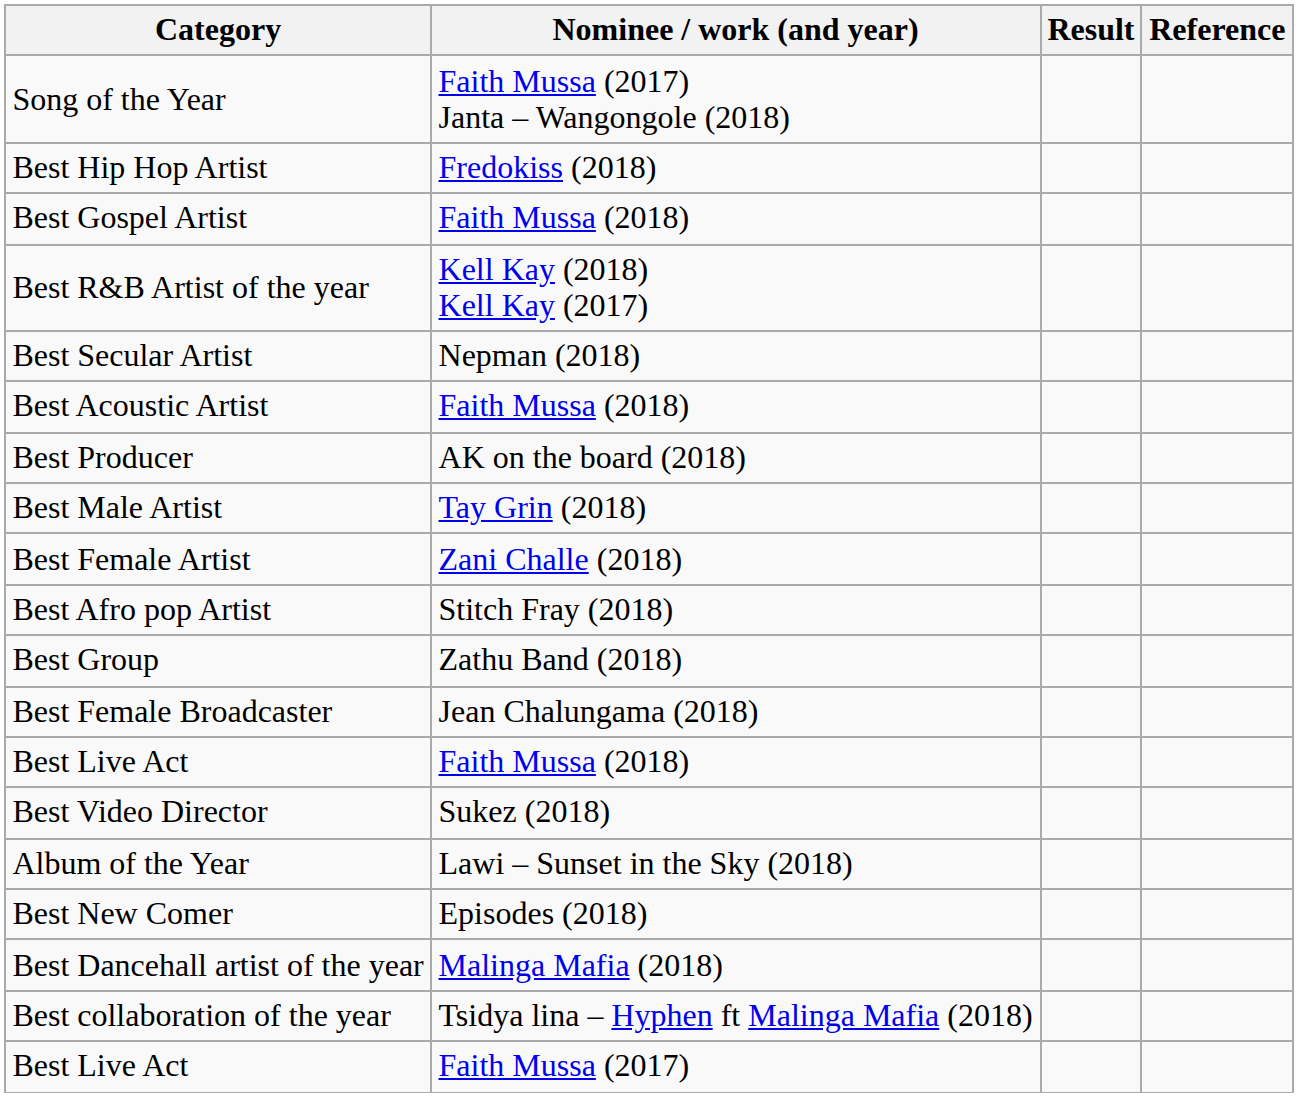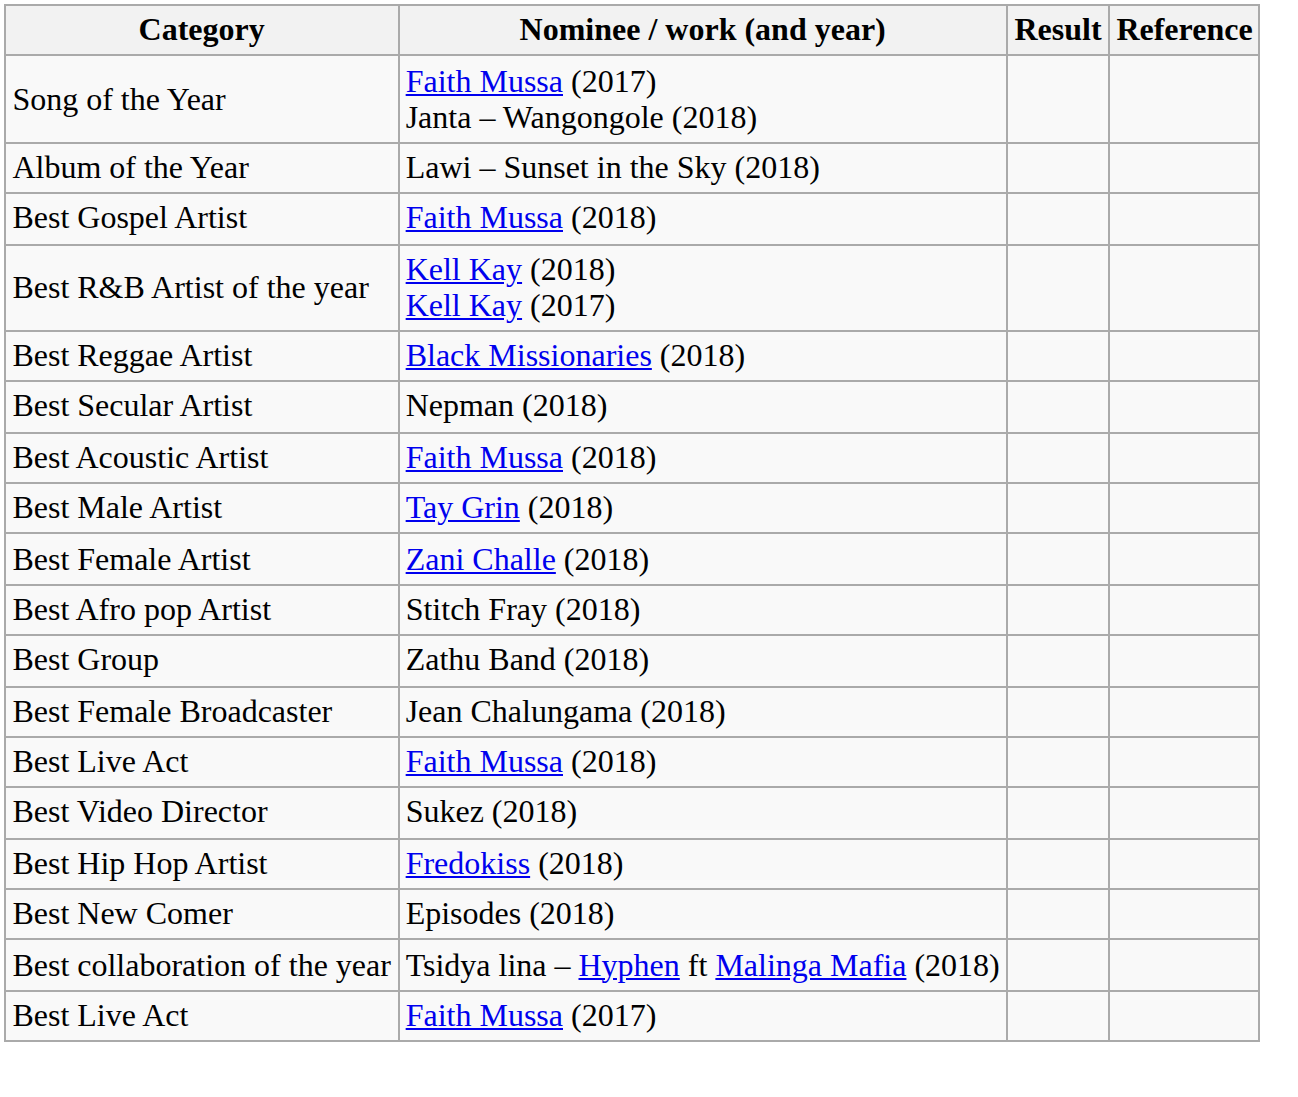rows swapped: (140, 167) <-> (131, 863)
+ row: (132, 355)
- row: (103, 457)
- row: (218, 964)
